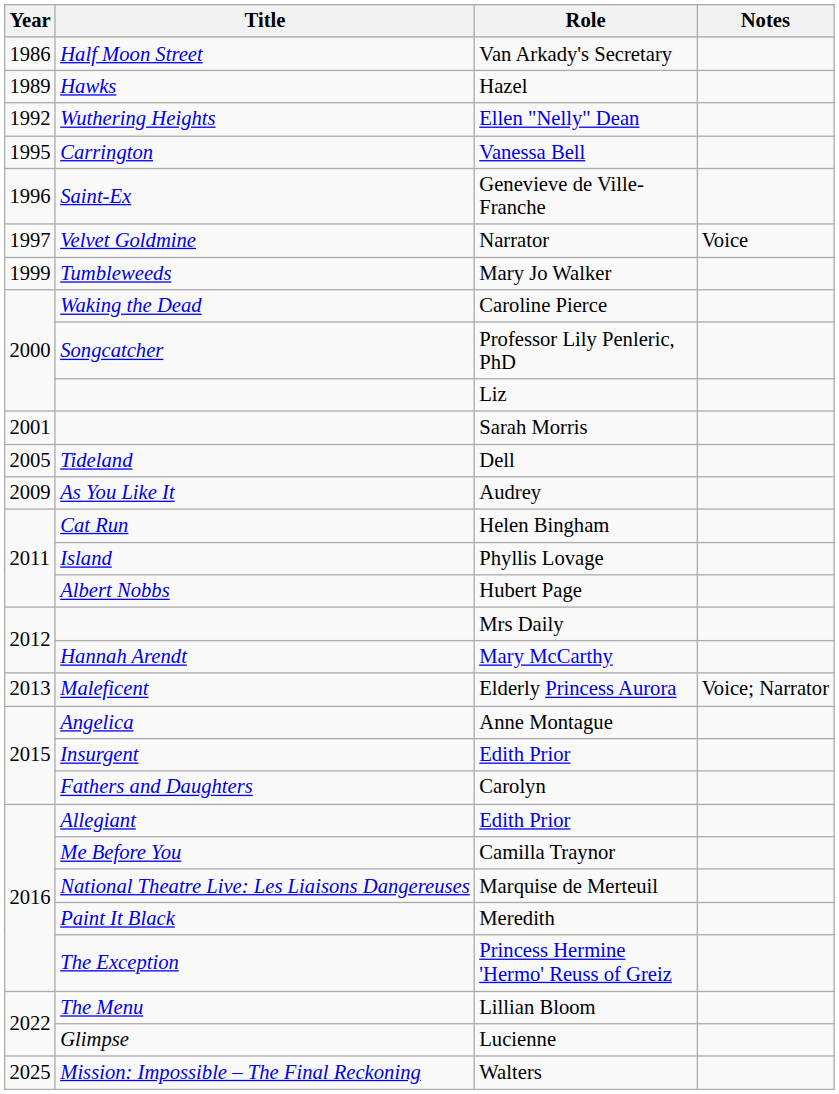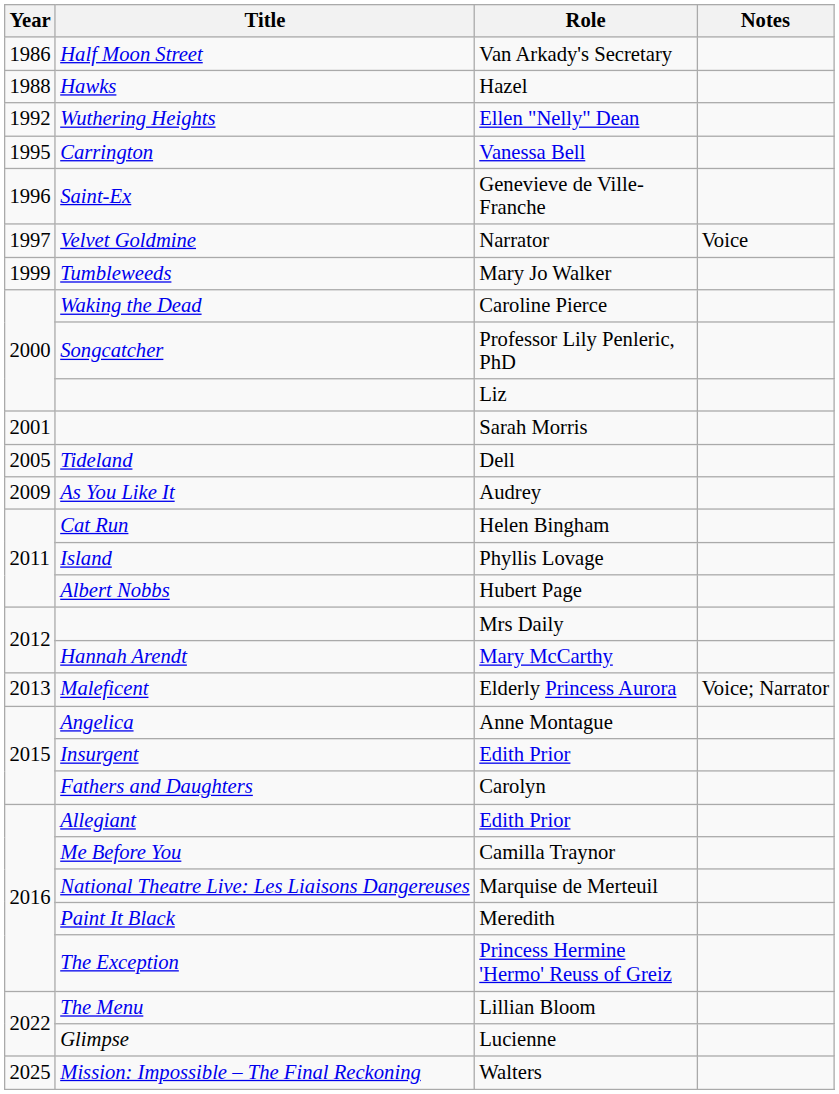(30, 86) 1989 -> (30, 86) 1988
